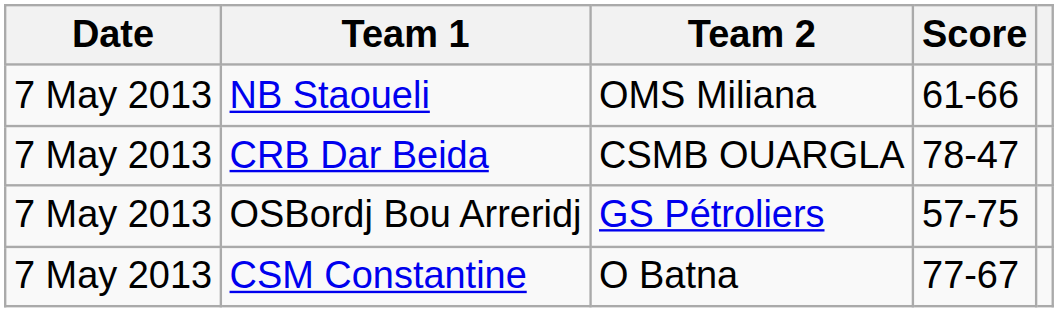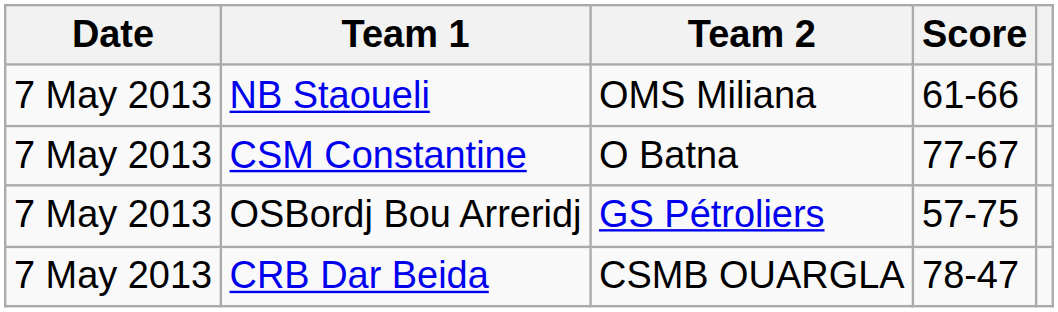rows swapped: (359, 154) <-> (378, 275)
